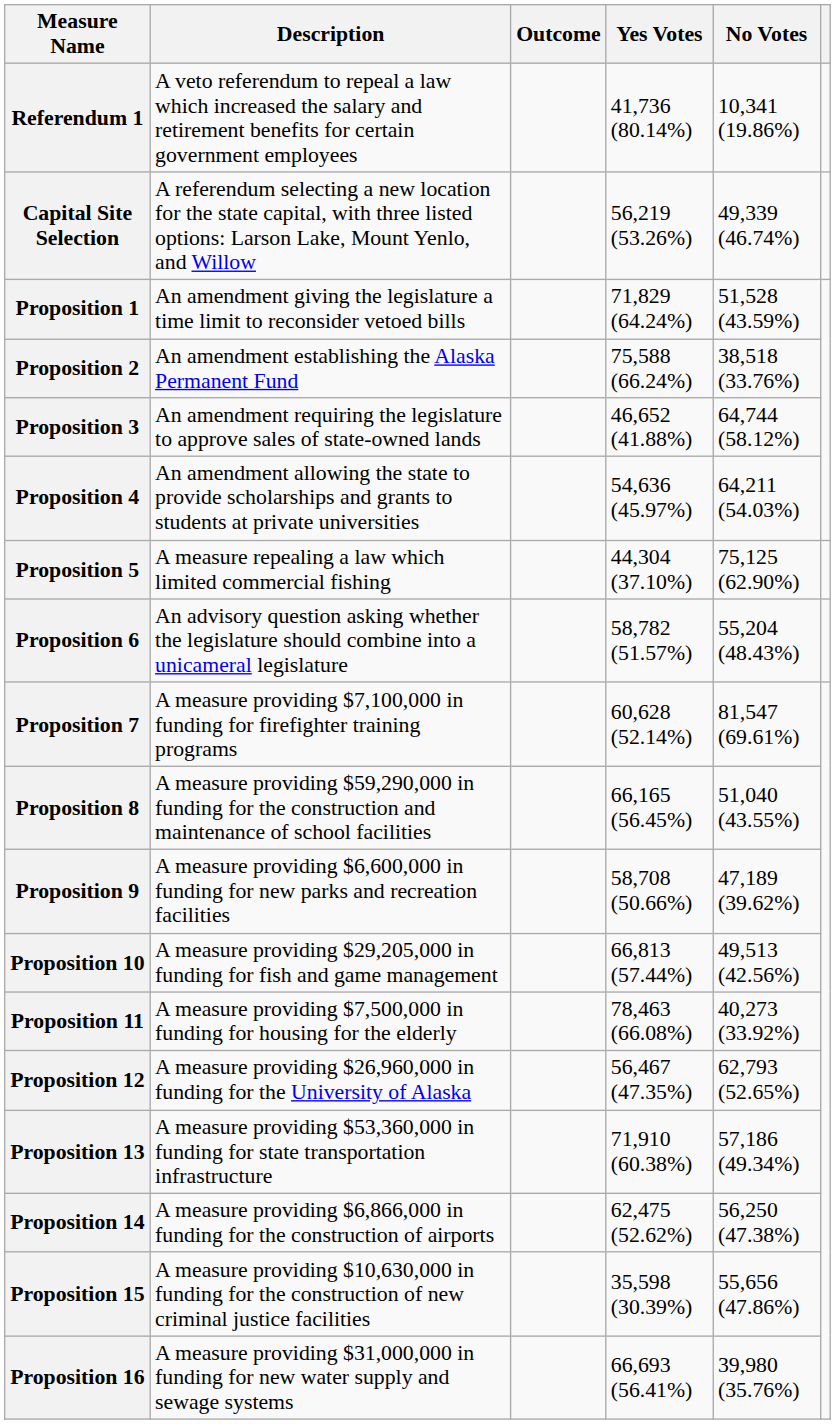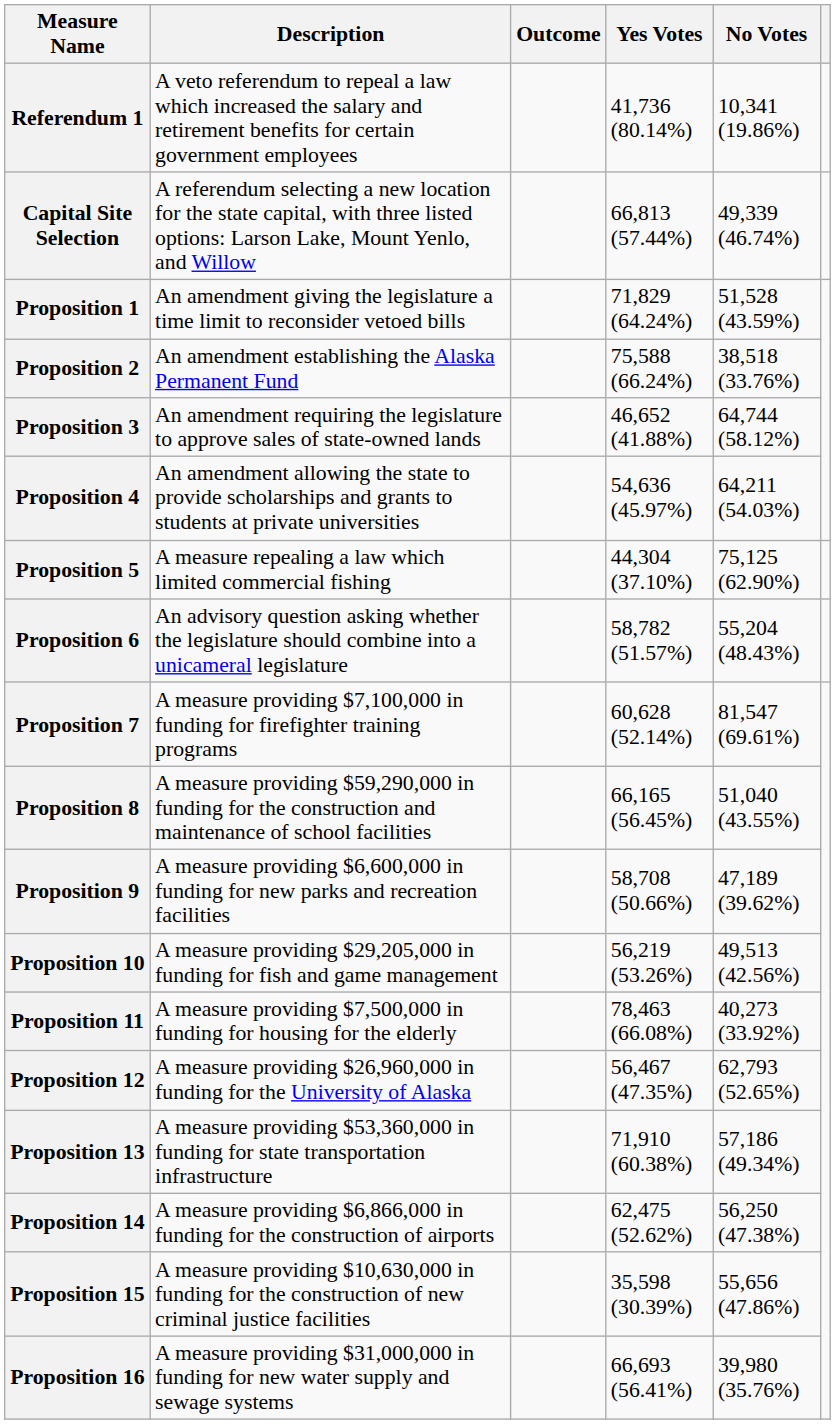(652, 225) 56,219 (53.26%) -> (652, 225) 66,813 (57.44%)
(652, 962) 66,813 (57.44%) -> (652, 962) 56,219 (53.26%)
